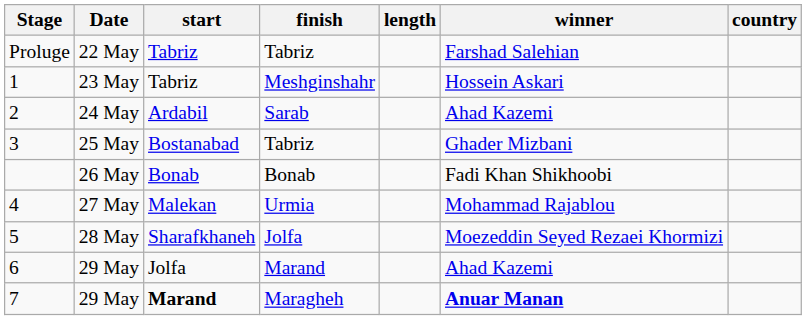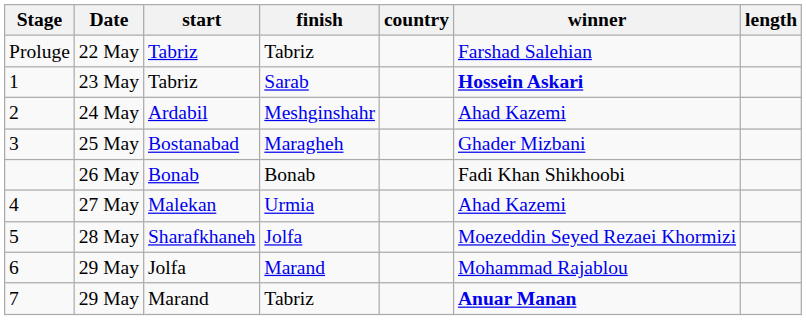columns swapped: (410, 19) <-> (765, 19)
(320, 81) Meshginshahr -> (287, 81) Sarab
(504, 81) normal -> (521, 81) bold
(287, 112) Sarab -> (320, 112) Meshginshahr
(289, 143) Tabriz -> (304, 143) Maragheh
(530, 205) Mohammad Rajablou -> (512, 205) Ahad Kazemi
(499, 267) Ahad Kazemi -> (543, 267) Mohammad Rajablou
(182, 298) bold -> (178, 298) normal
(304, 298) Maragheh -> (289, 298) Tabriz
